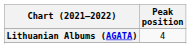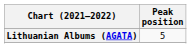(163, 36) 4 -> (163, 36) 5
